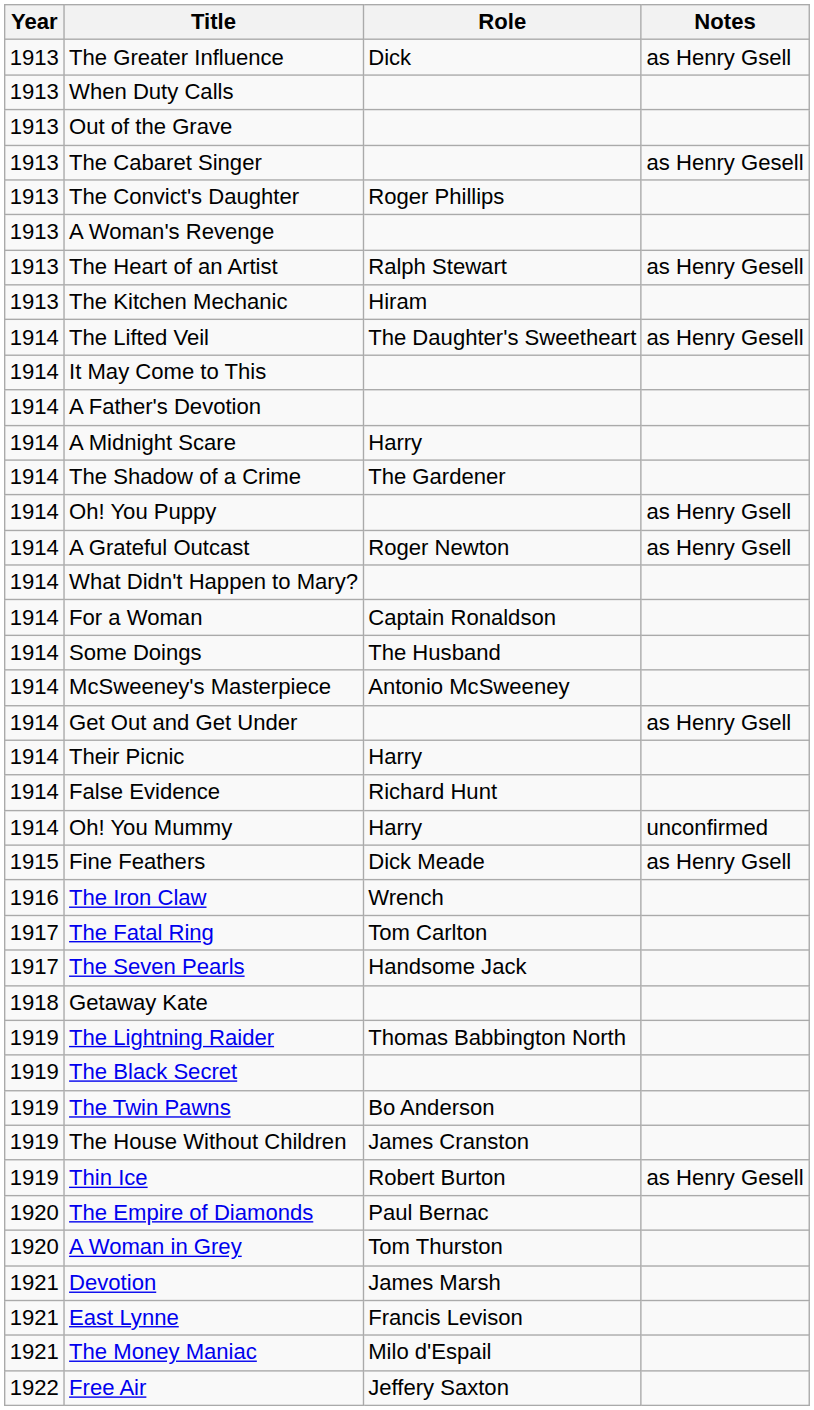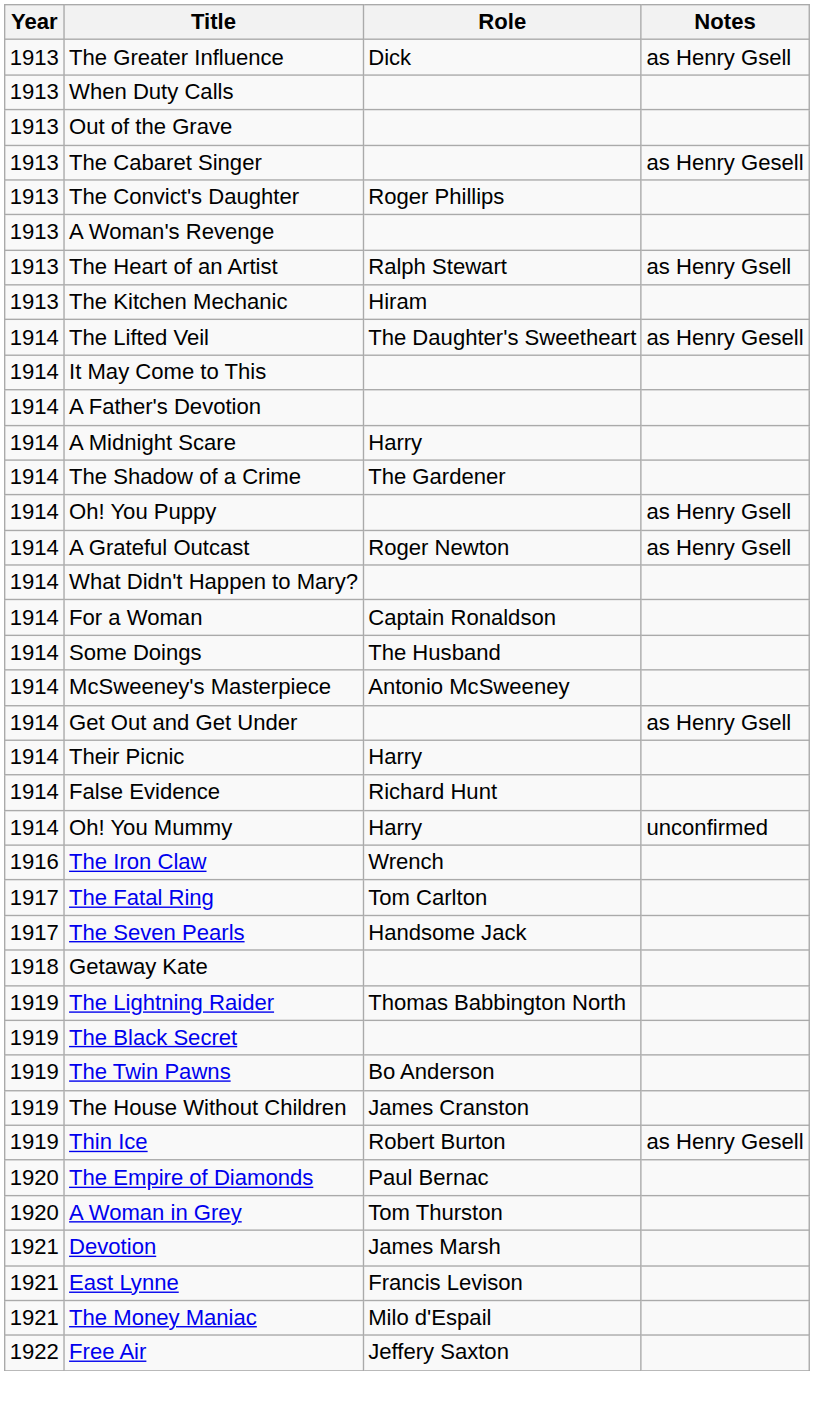(725, 267) as Henry Gesell -> (719, 267) as Henry Gsell
- row: (137, 862)
